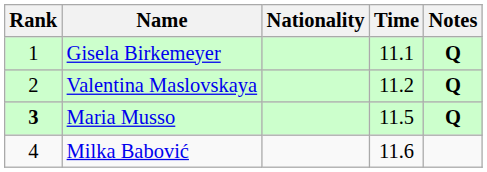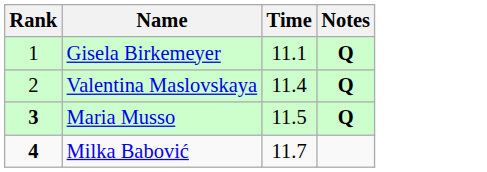- column: (316, 20)
(396, 85) 11.2 -> (289, 85) 11.4
(33, 150) normal -> (33, 150) bold
(396, 150) 11.6 -> (289, 150) 11.7
